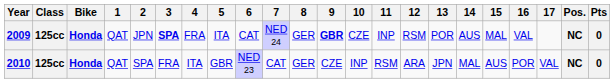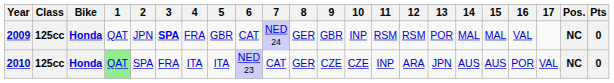(222, 35) ITA -> (222, 35) GBR
(332, 35) bold -> (331, 35) normal
(359, 35) CZE -> (358, 35) INP
(386, 35) INP -> (385, 35) RSM
(470, 35) AUS -> (469, 35) MAL
(118, 64) no background -> (118, 64) lightgreen background
(222, 64) GBR -> (222, 64) ITA
(359, 64) INP -> (358, 64) CZE
(386, 64) RSM -> (385, 64) INP
(470, 64) MAL -> (469, 64) AUS
